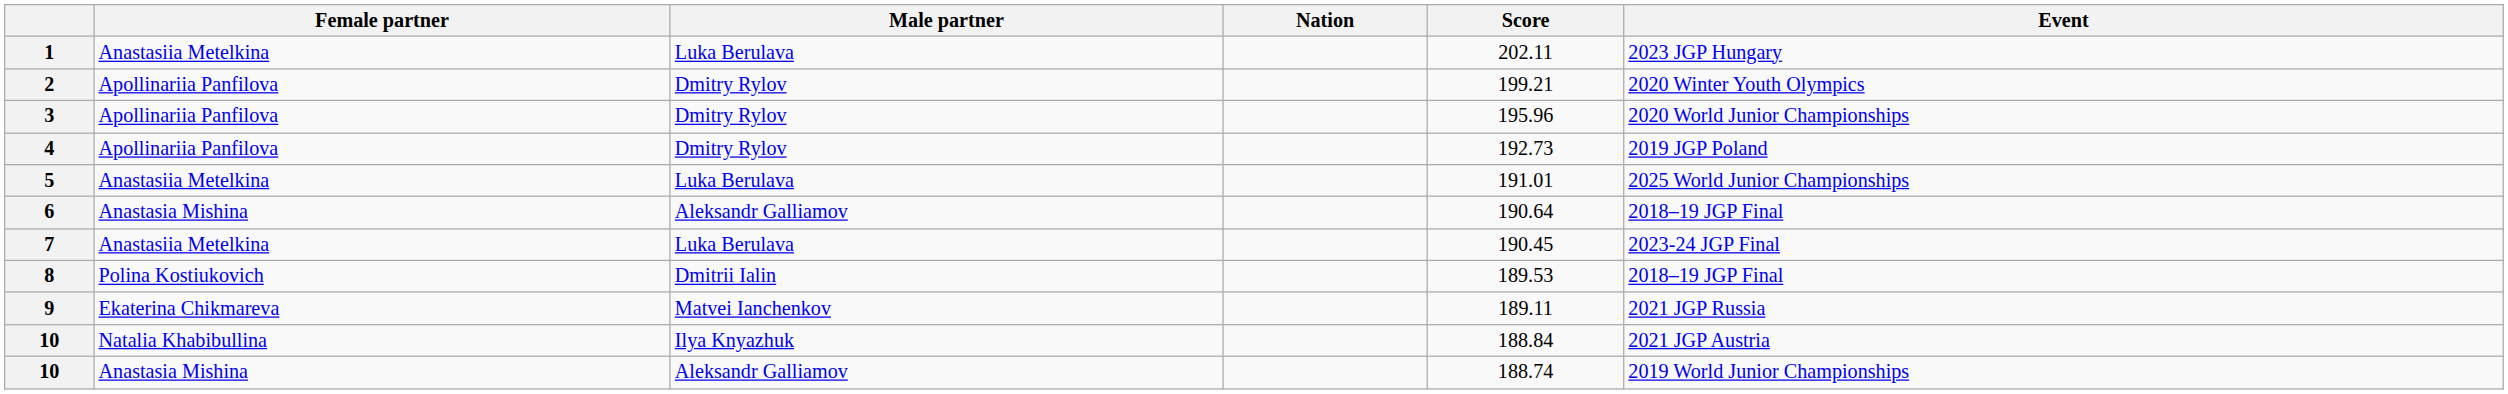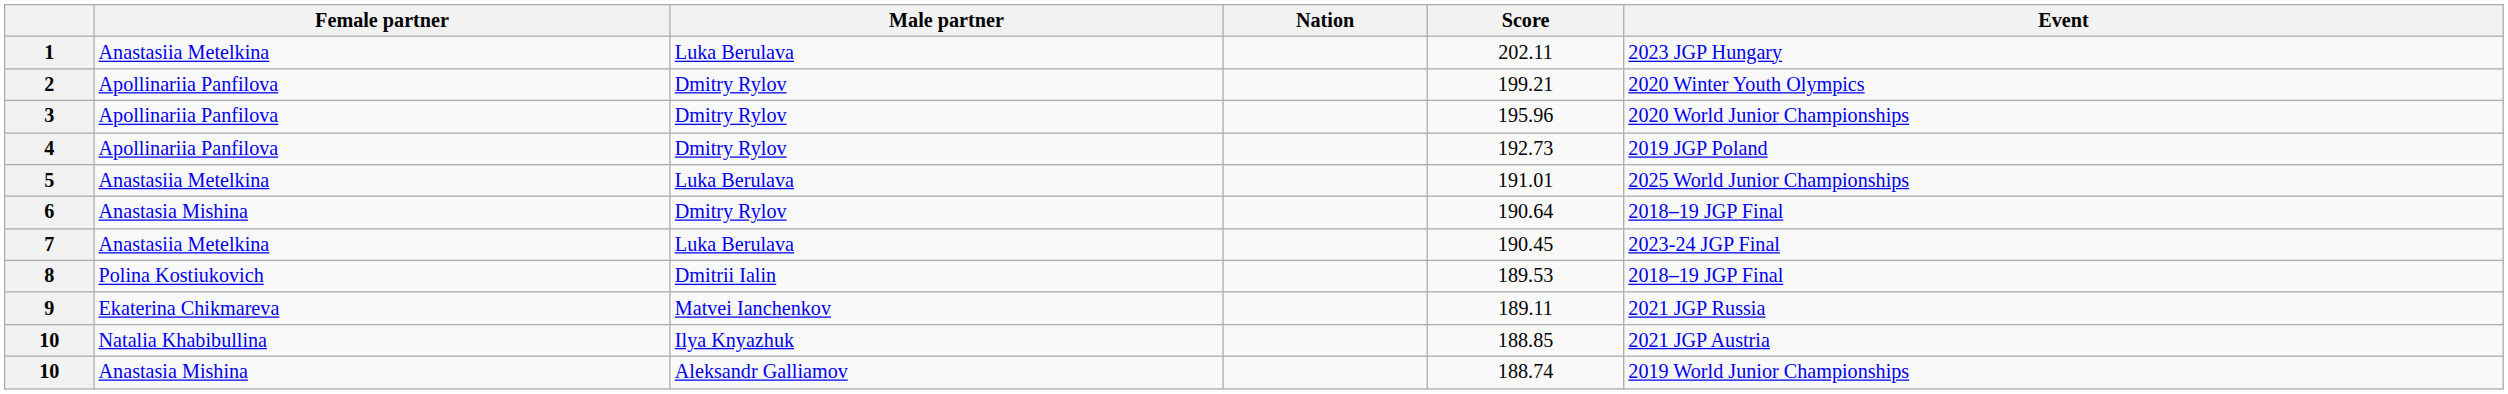(761, 212) Aleksandr Galliamov -> (731, 212) Dmitry Rylov
(1526, 340) 188.84 -> (1526, 340) 188.85
